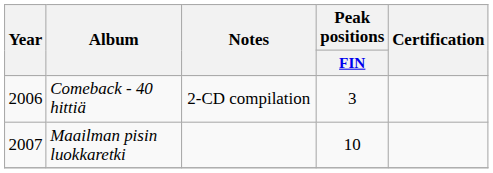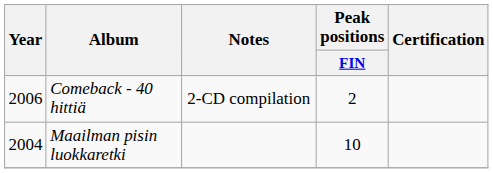(352, 98) 3 -> (352, 98) 2
(25, 144) 2007 -> (25, 144) 2004
